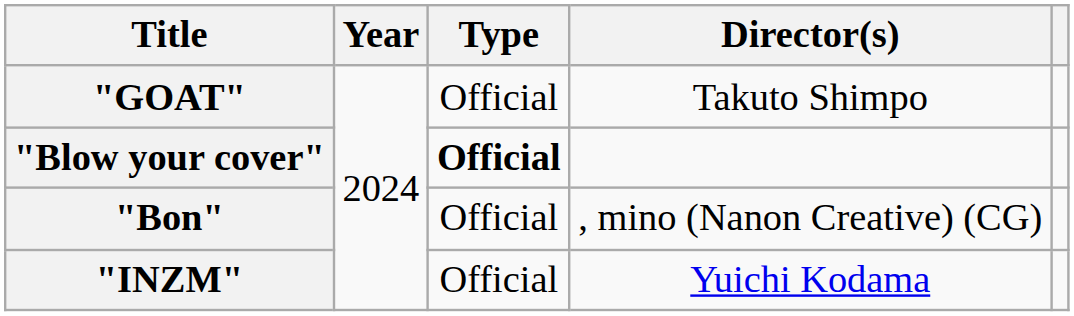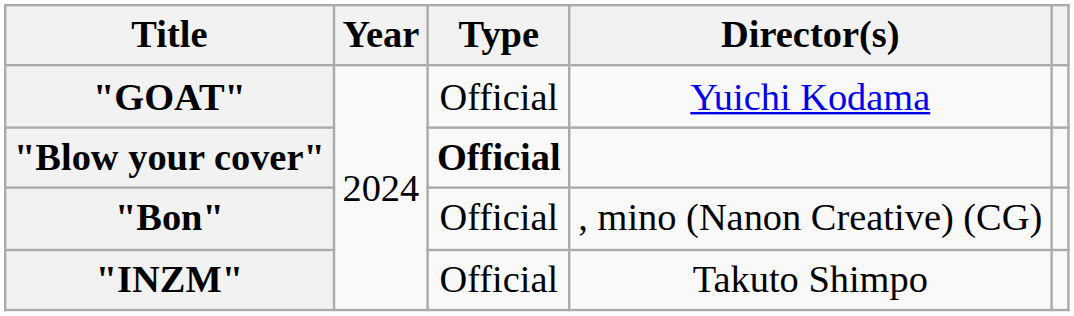(810, 95) Takuto Shimpo -> (810, 95) Yuichi Kodama
(810, 278) Yuichi Kodama -> (810, 278) Takuto Shimpo
